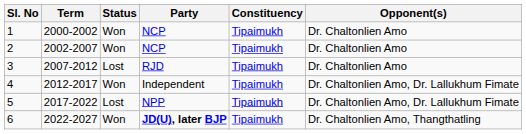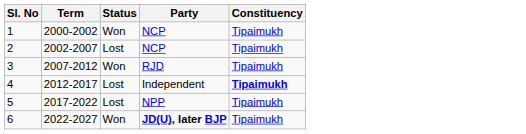- column: (413, 13)
(114, 48) Won -> (113, 48) Lost
(113, 66) Lost -> (114, 66) Won
(114, 84) Won -> (113, 84) Lost
(257, 84) normal -> (260, 84) bold
